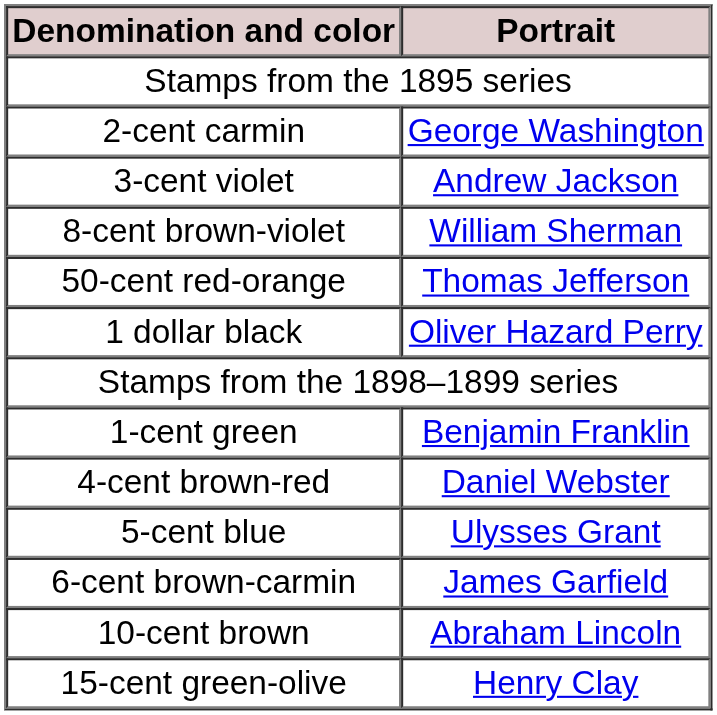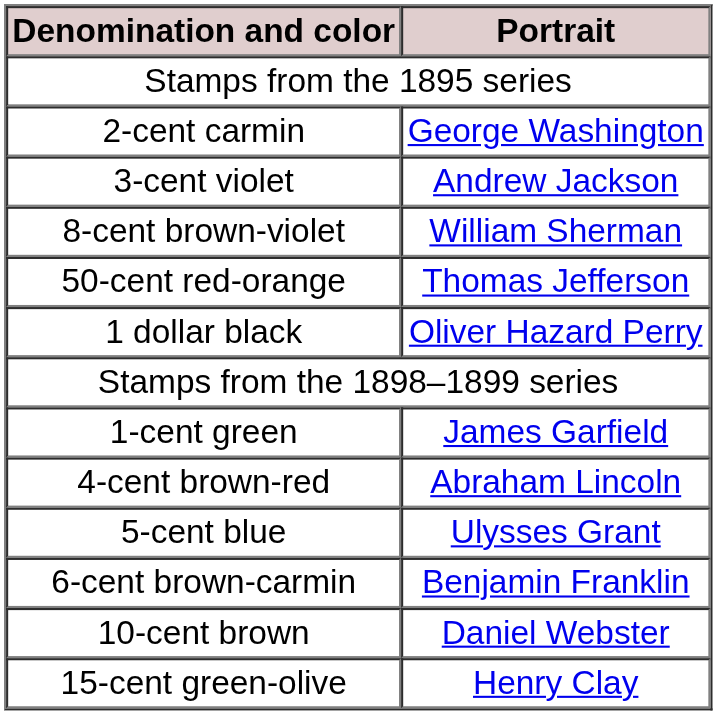(556, 431) Benjamin Franklin -> (556, 431) James Garfield
(556, 482) Daniel Webster -> (556, 482) Abraham Lincoln
(556, 582) James Garfield -> (556, 582) Benjamin Franklin
(556, 632) Abraham Lincoln -> (556, 632) Daniel Webster
